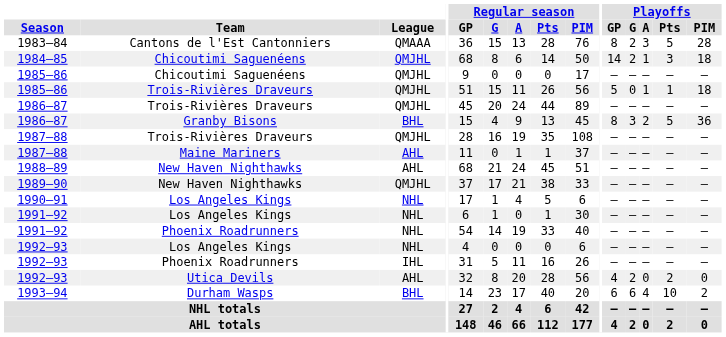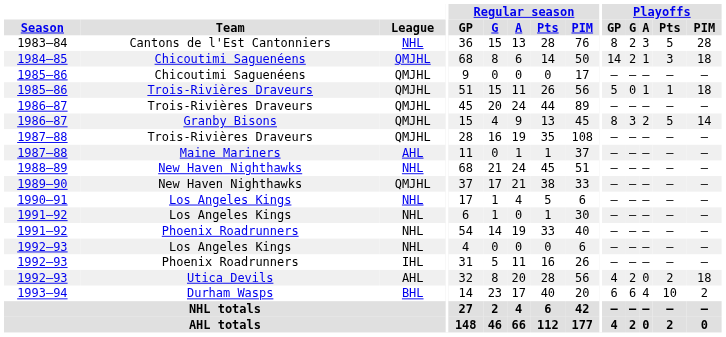(413, 43) QMAAA -> (413, 43) NHL
(413, 121) BHL -> (413, 121) QMJHL
(704, 121) 36 -> (704, 121) 14
(413, 168) AHL -> (413, 168) NHL
(704, 278) 0 -> (704, 278) 18
